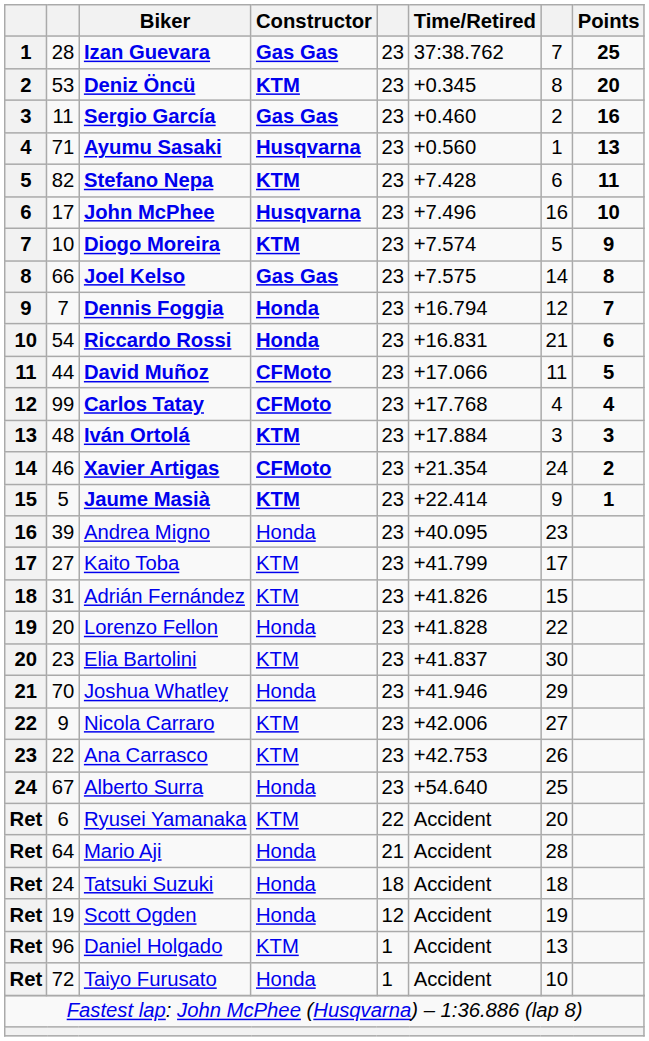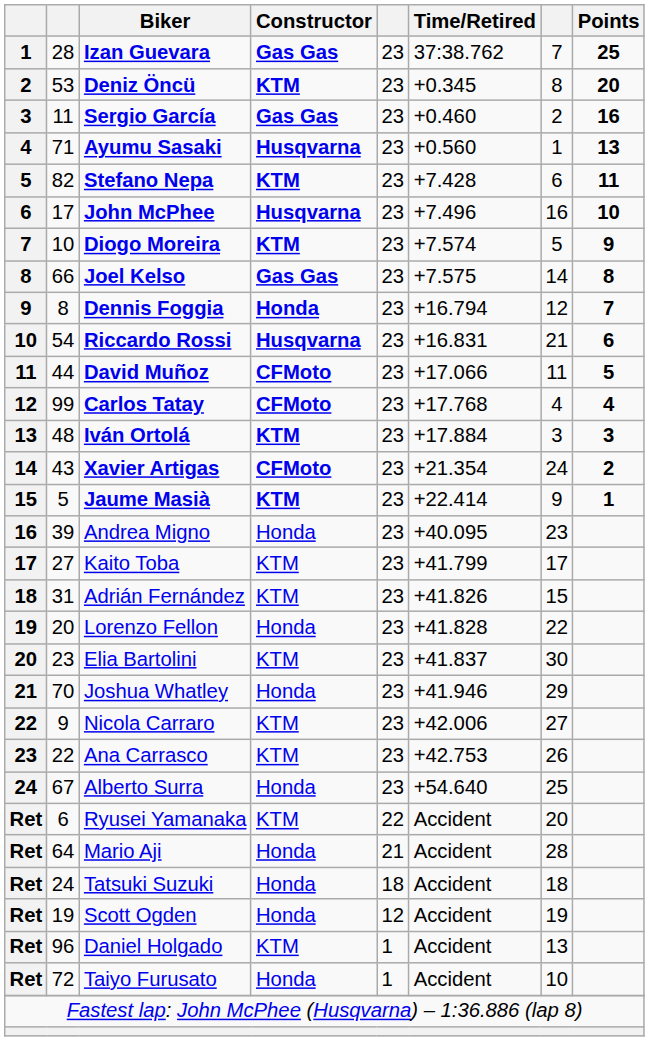(63, 308) 7 -> (63, 308) 8
(288, 340) Honda -> (308, 340) Husqvarna
(63, 467) 46 -> (63, 467) 43
